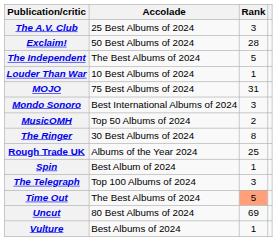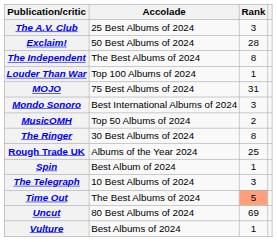(254, 58) 5 -> (254, 58) 8
(143, 74) 10 Best Albums of 2024 -> (143, 74) Top 100 Albums of 2024
(143, 182) Top 100 Albums of 2024 -> (143, 182) 10 Best Albums of 2024
